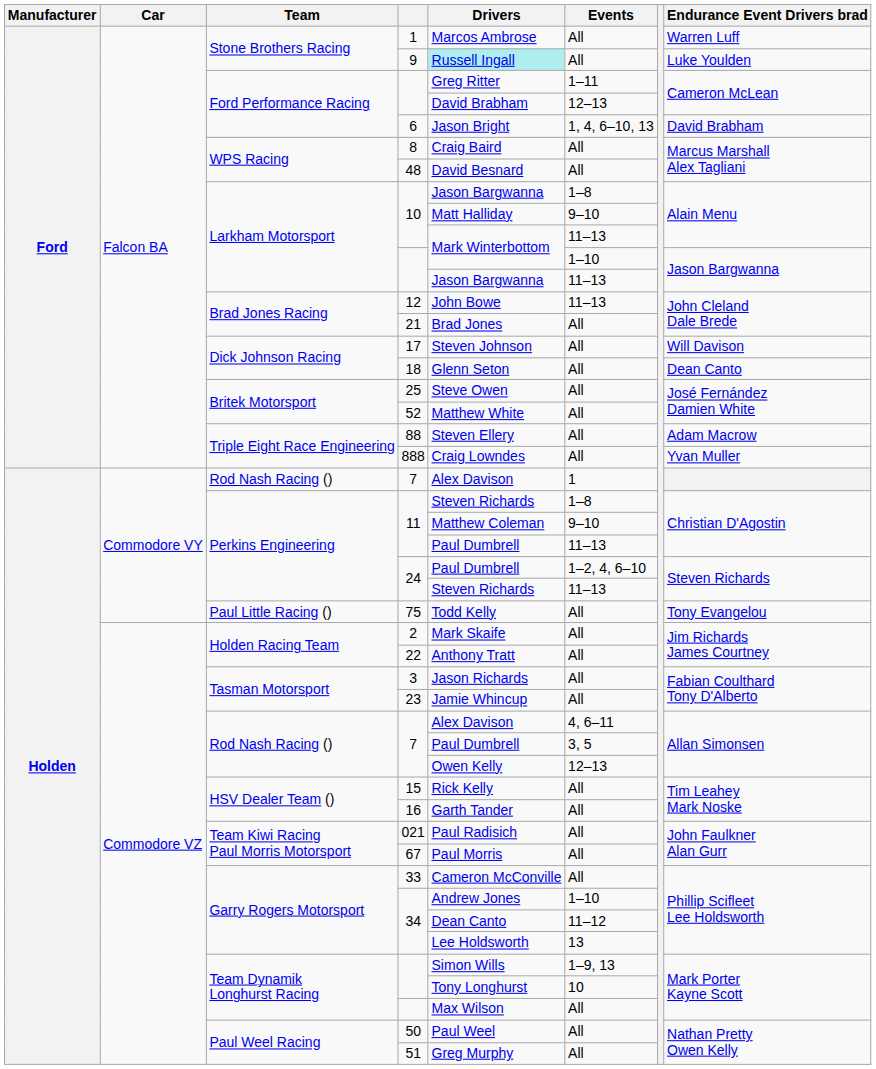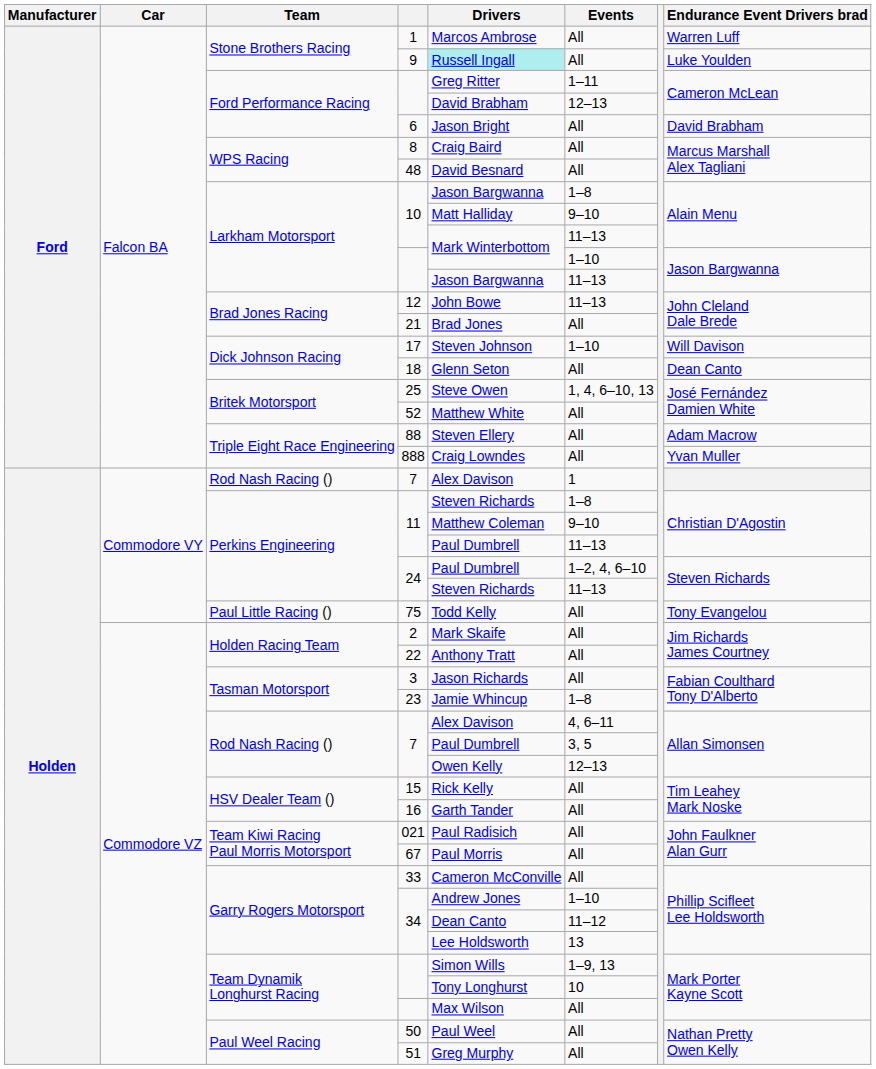(611, 126) 1, 4, 6–10, 13 -> (576, 126) All
(576, 346) All -> (584, 346) 1–10
(576, 391) All -> (611, 391) 1, 4, 6–10, 13
(576, 700) All -> (580, 700) 1–8
